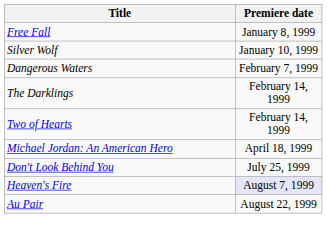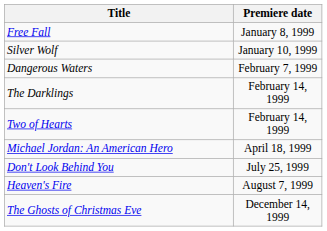(279, 185) lavender background -> (278, 185) no background
- row: (25, 203)
+ row: (74, 210)
